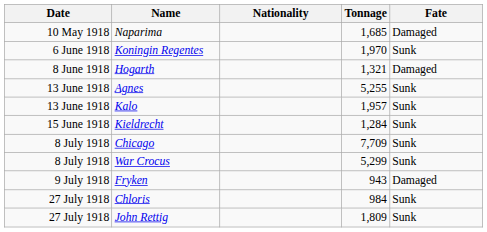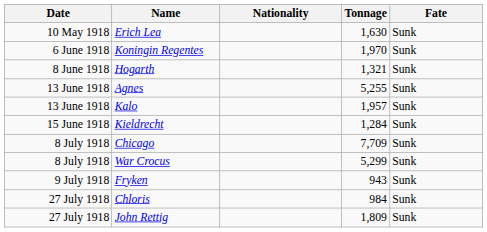+ row: (138, 32)
- row: (138, 32)
(415, 69) Damaged -> (404, 69) Sunk
(415, 180) Damaged -> (404, 180) Sunk
